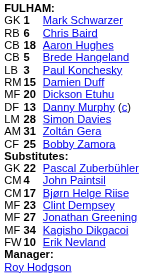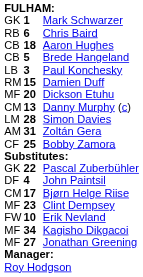(12, 107) DF -> (13, 107) CM
(13, 181) CM -> (12, 181) DF
rows swapped: (90, 218) <-> (74, 242)
